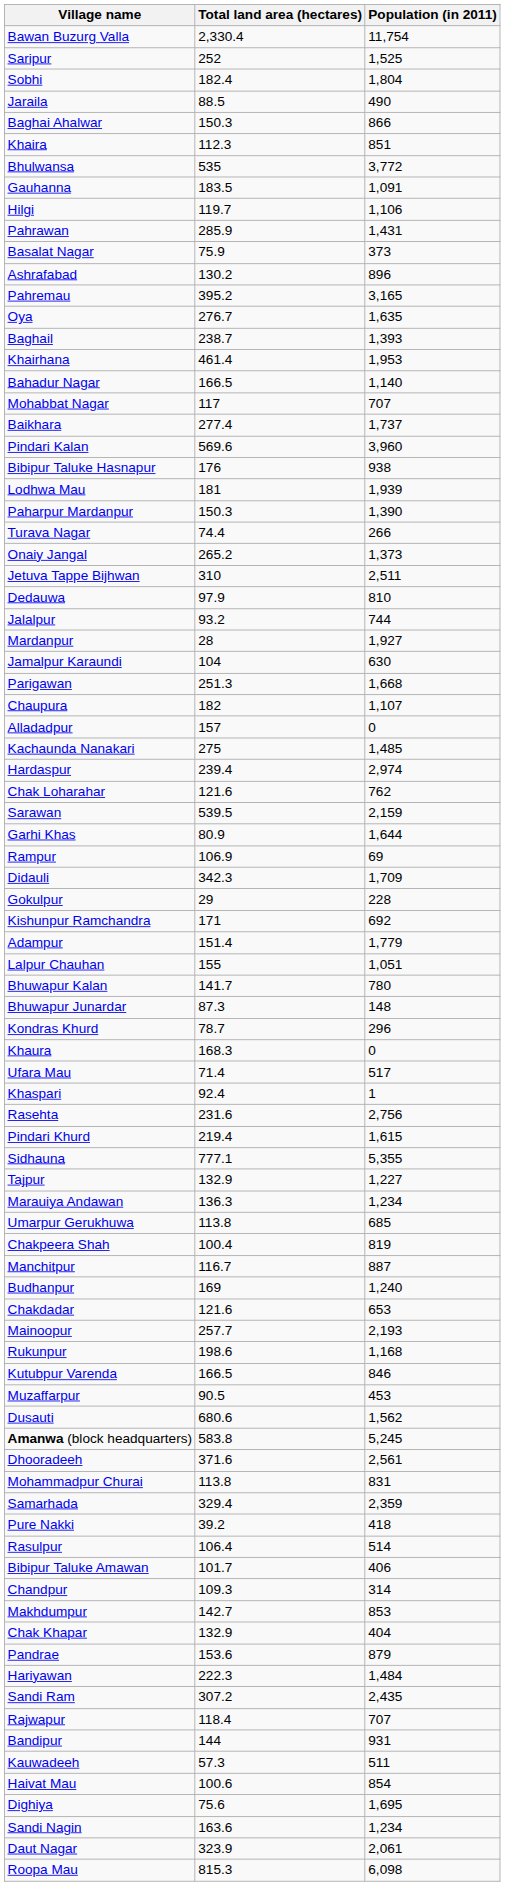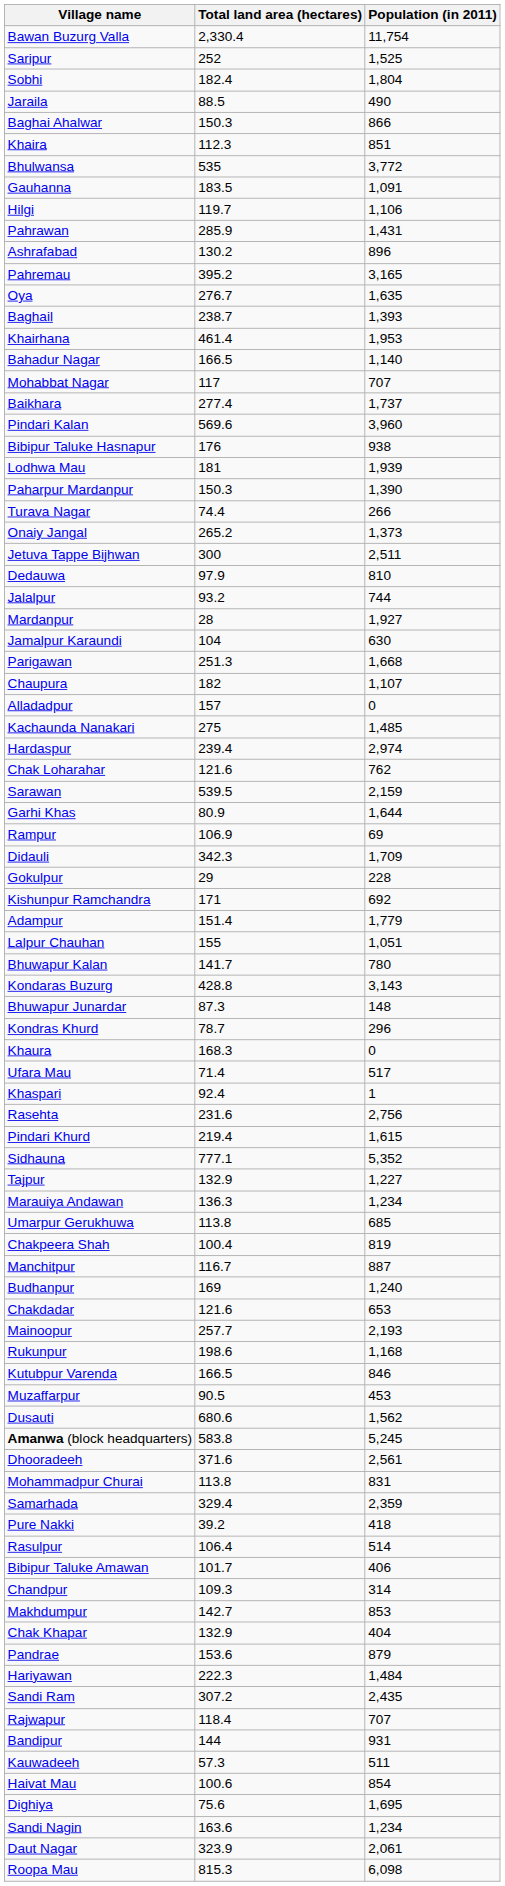- row: (51, 252)
(210, 576) 310 -> (210, 554) 300
+ row: (60, 985)
(385, 1158) 5,355 -> (385, 1158) 5,352
